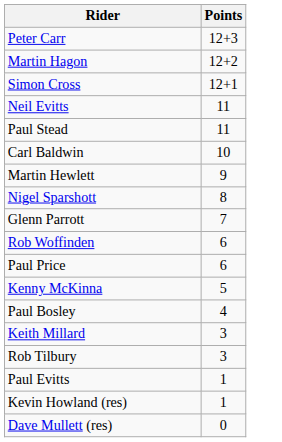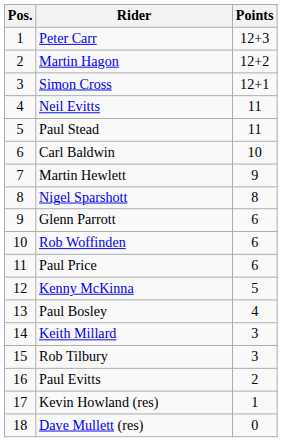+ column: (20, 15)
(223, 220) 7 -> (255, 220) 6
(223, 379) 1 -> (255, 379) 2
